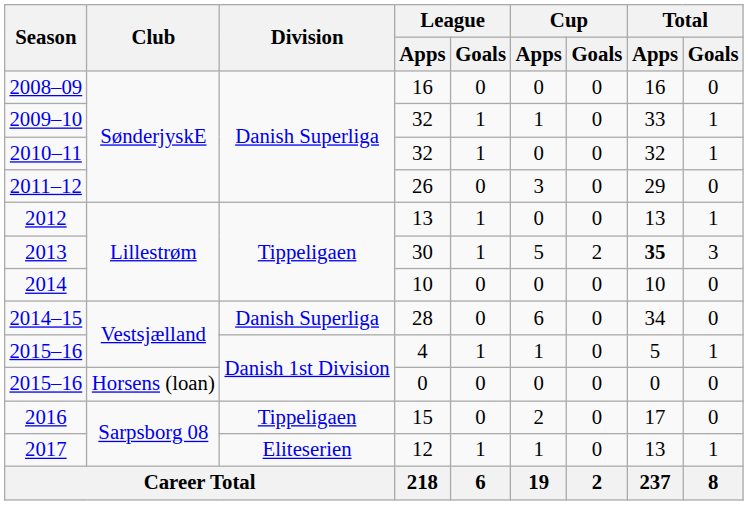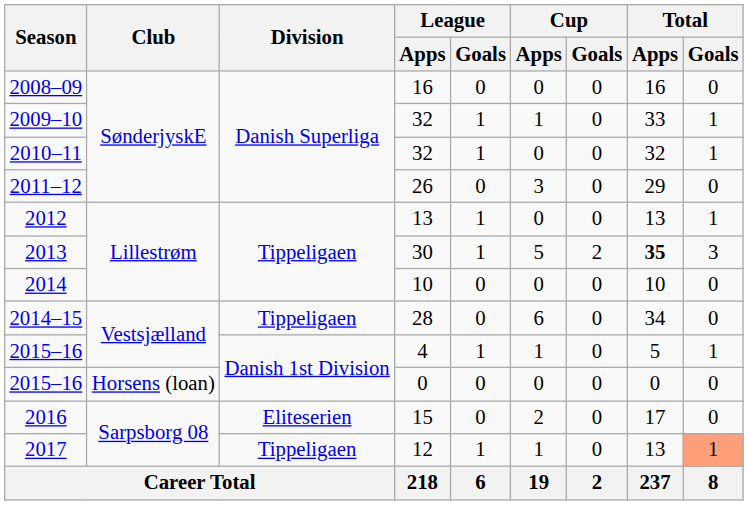(307, 317) Danish Superliga -> (307, 317) Tippeligaen
(307, 416) Tippeligaen -> (307, 416) Eliteserien
(307, 449) Eliteserien -> (307, 449) Tippeligaen
(713, 449) no background -> (713, 449) lightsalmon background
